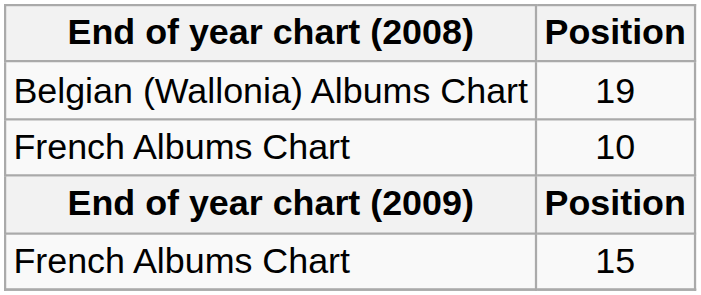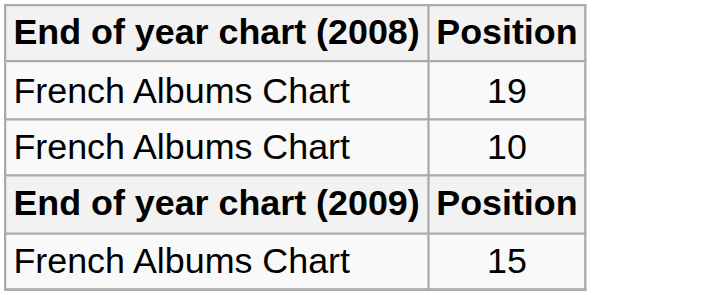(271, 89) Belgian (Wallonia) Albums Chart -> (182, 89) French Albums Chart
